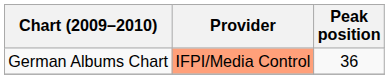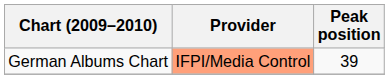(349, 61) 36 -> (349, 61) 39
